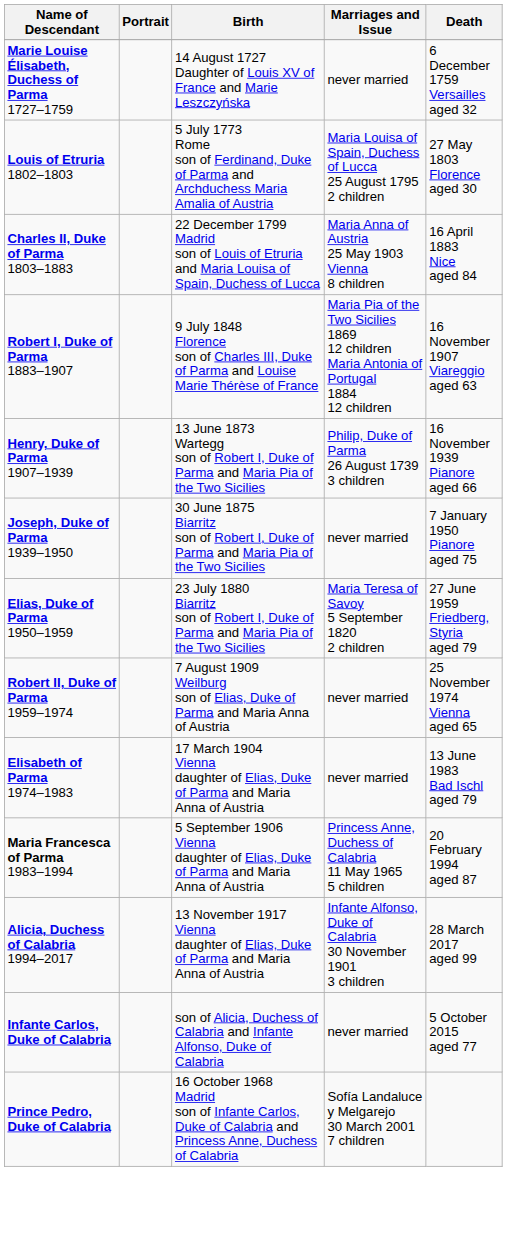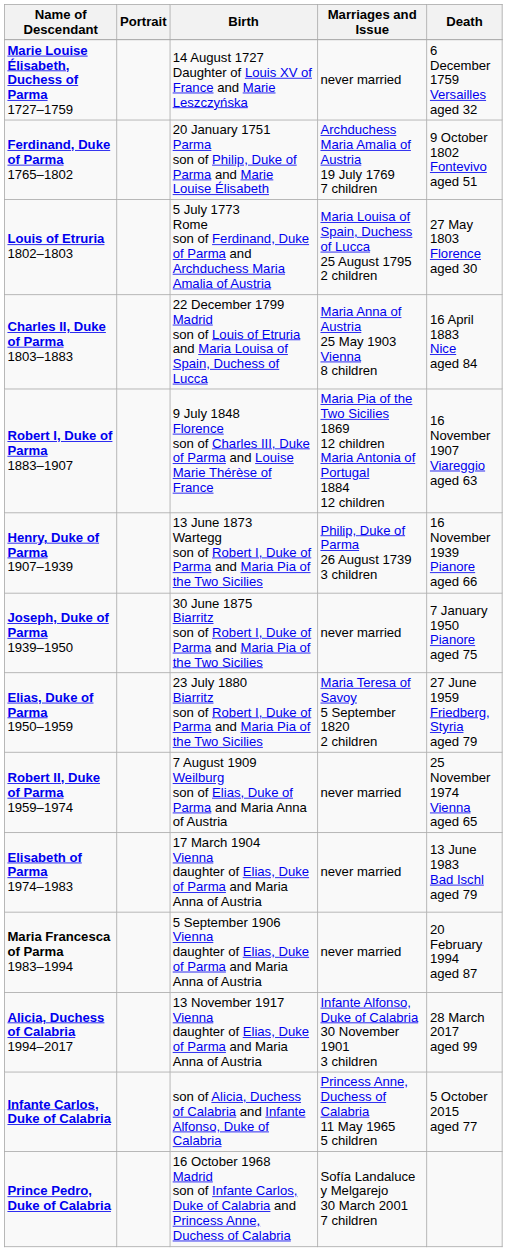+ row: (59, 159)
(371, 857) Princess Anne, Duchess of Calabria 11 May 1965 5 children -> (361, 952) never married
(368, 1032) never married -> (364, 1111) Princess Anne, Duchess of Calabria 11 May 1965 5 children
